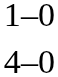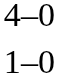rows swapped: (29, 61) <-> (29, 14)
